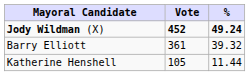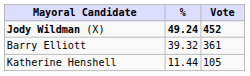columns swapped: (187, 13) <-> (227, 13)
